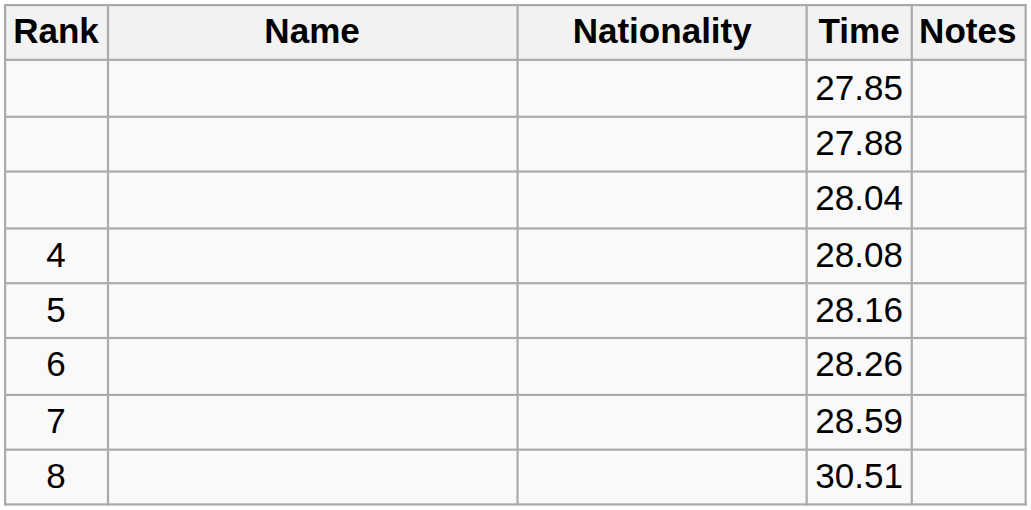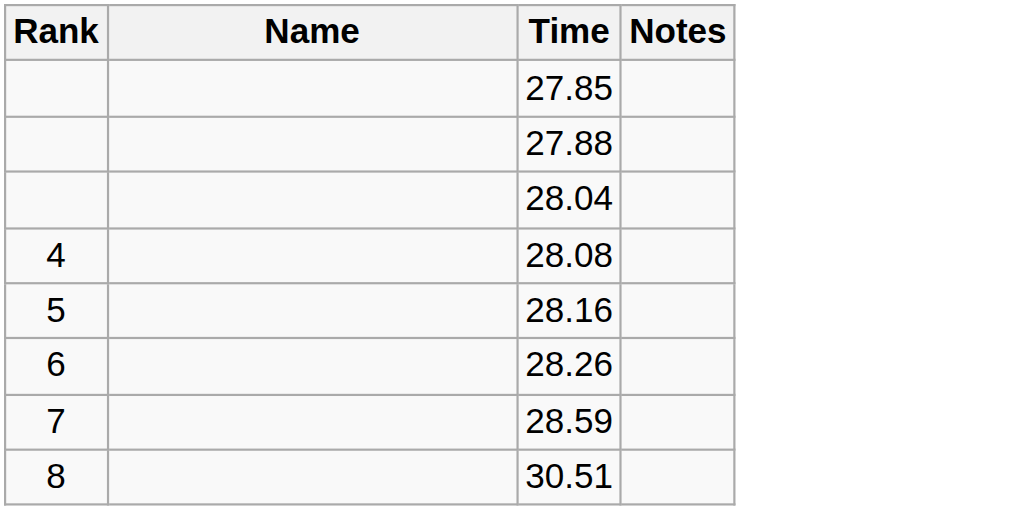- column: (662, 32)
